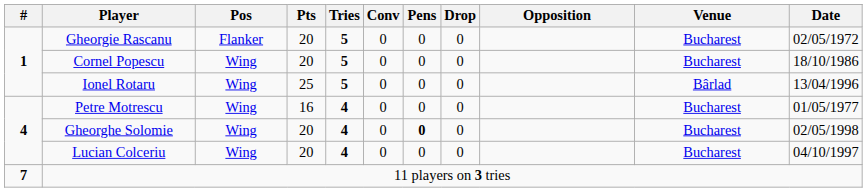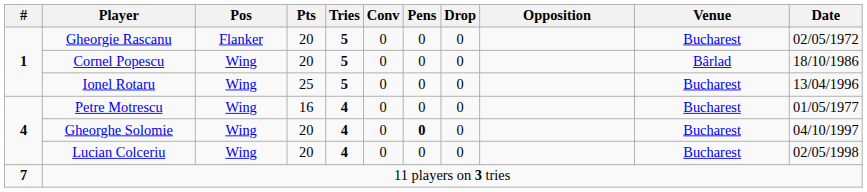(712, 61) Bucharest -> (712, 61) Bârlad
(712, 84) Bârlad -> (712, 84) Bucharest
(826, 130) 02/05/1998 -> (826, 130) 04/10/1997
(826, 152) 04/10/1997 -> (826, 152) 02/05/1998
